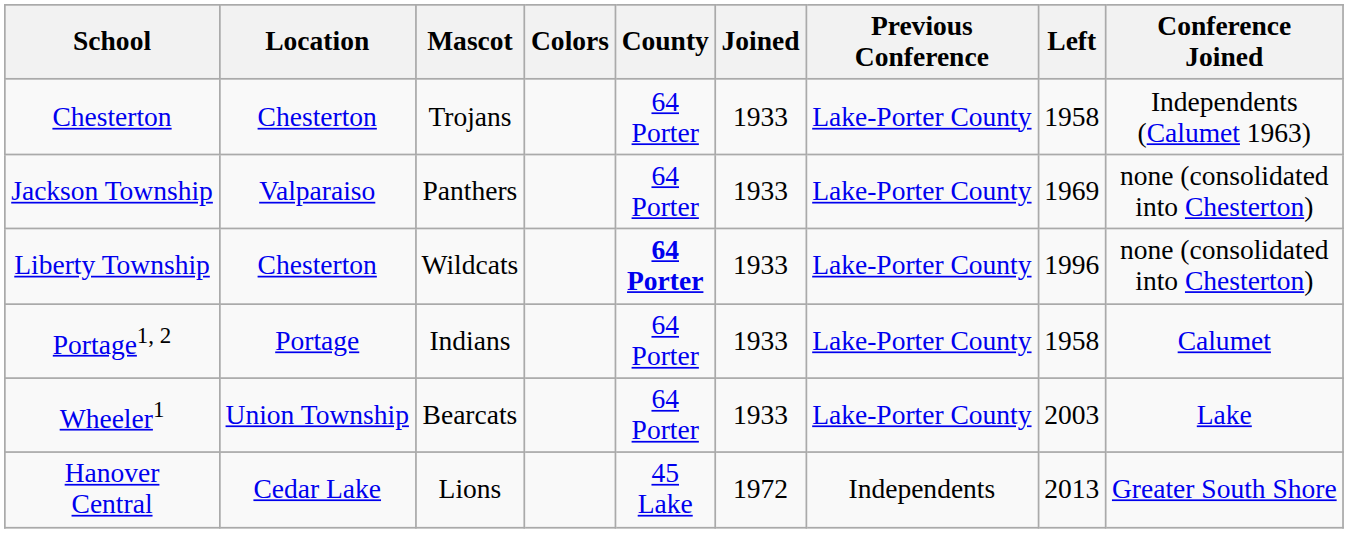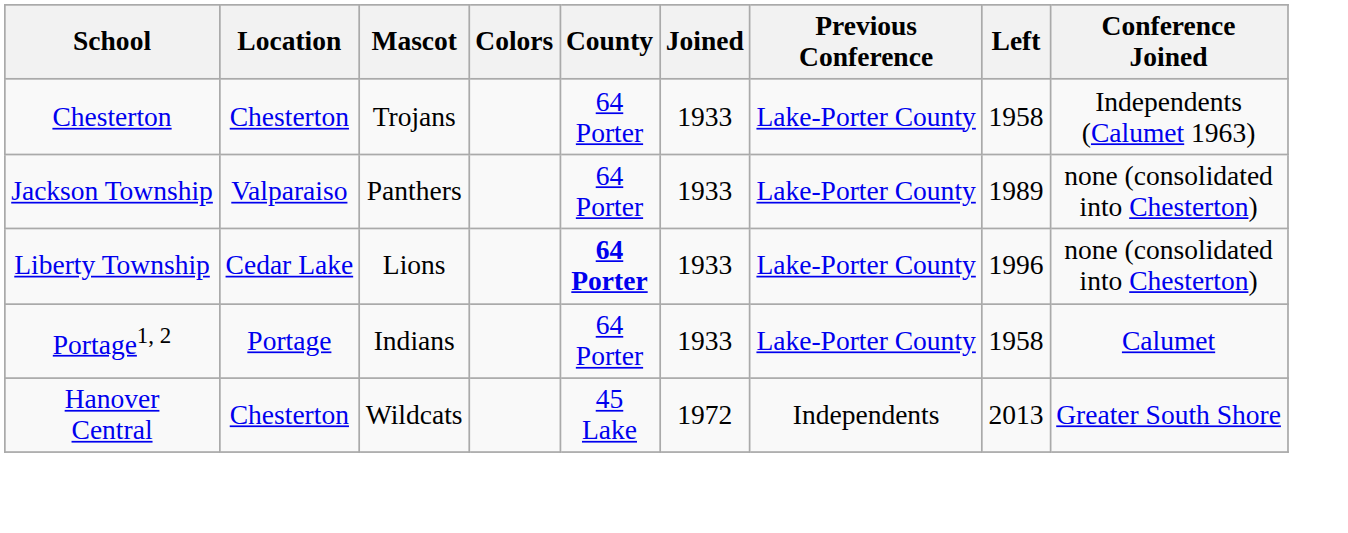(1072, 191) 1969 -> (1016, 191) 1989
(317, 265) Chesterton -> (289, 265) Cedar Lake
(470, 265) Wildcats -> (414, 265) Lions
- row: (112, 414)
(317, 489) Cedar Lake -> (289, 414) Chesterton
(470, 489) Lions -> (414, 414) Wildcats
